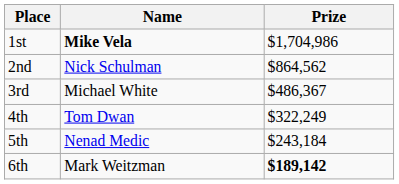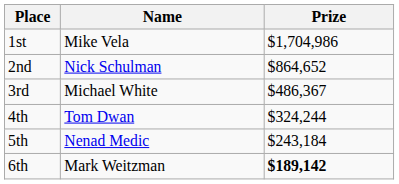(98, 41) bold -> (97, 41) normal
(297, 66) $864,562 -> (297, 66) $864,652
(297, 116) $322,249 -> (297, 116) $324,244
